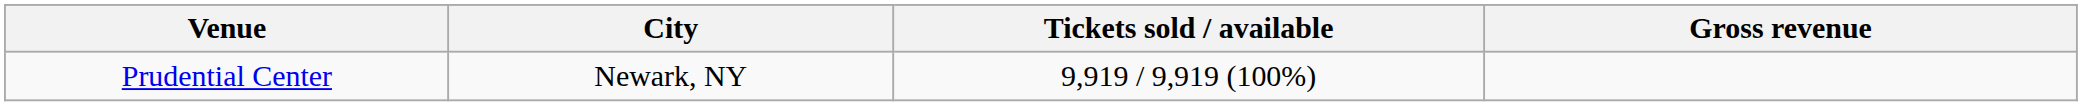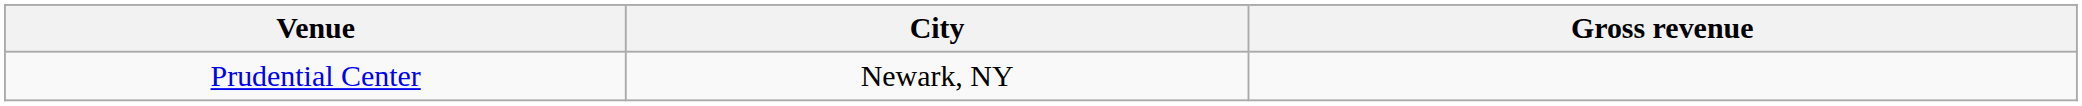- column: (1189, 28)
